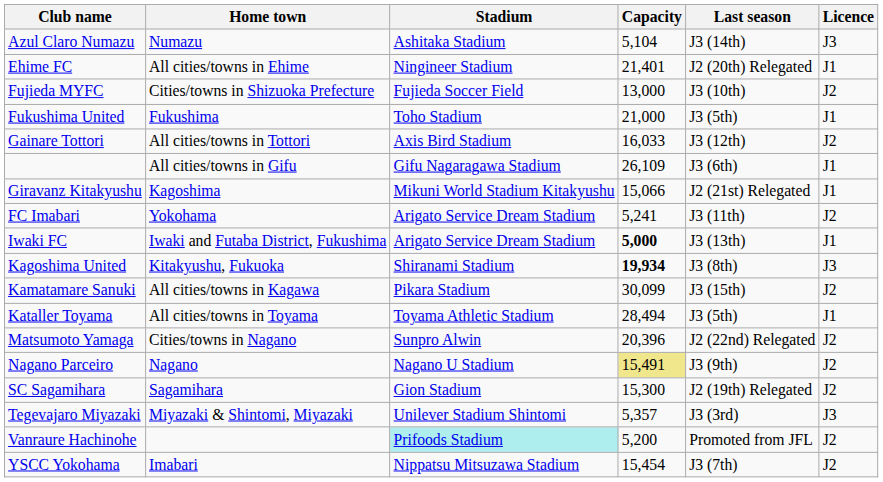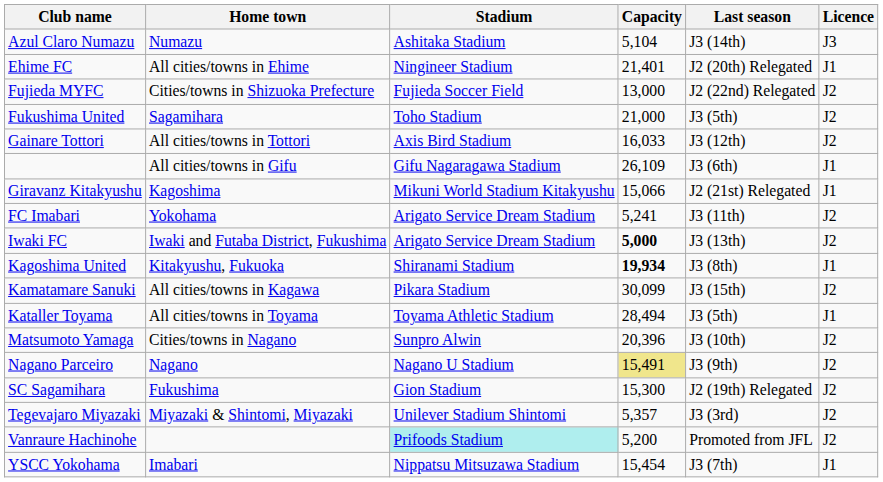(717, 91) J3 (10th) -> (752, 91) J2 (22nd) Relegated
(184, 116) Fukushima -> (186, 116) Sagamihara
(830, 116) J1 -> (830, 116) J2
(830, 240) J1 -> (830, 240) J2
(830, 265) J3 -> (830, 265) J1
(752, 340) J2 (22nd) Relegated -> (717, 340) J3 (10th)
(186, 389) Sagamihara -> (184, 389) Fukushima
(830, 414) J3 -> (830, 414) J2
(830, 464) J2 -> (830, 464) J1
